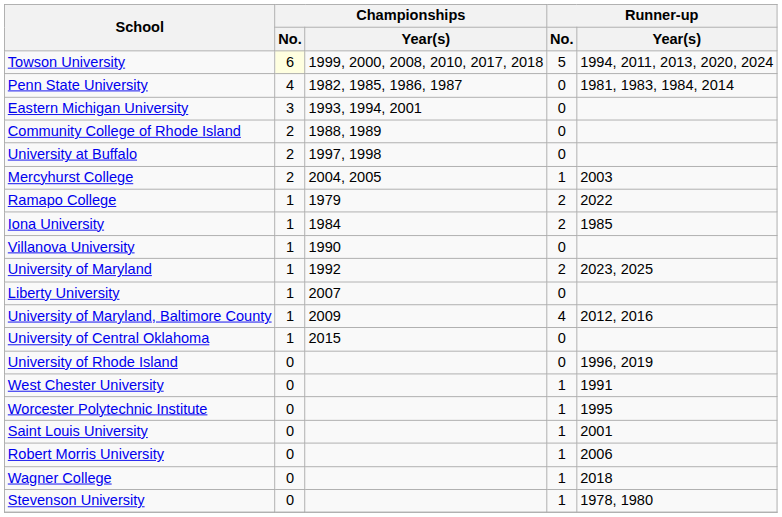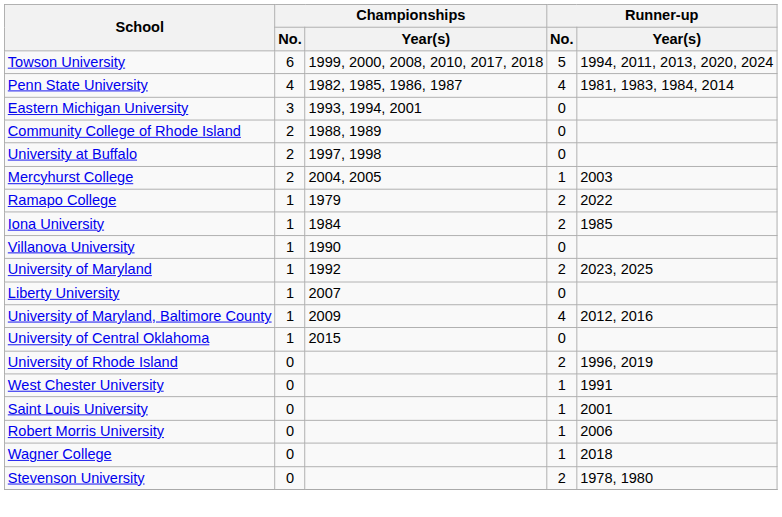(290, 62) lightyellow background -> (290, 62) no background
(562, 85) 0 -> (562, 85) 4
(562, 362) 0 -> (562, 362) 2
- row: (108, 408)
(562, 500) 1 -> (562, 477) 2
